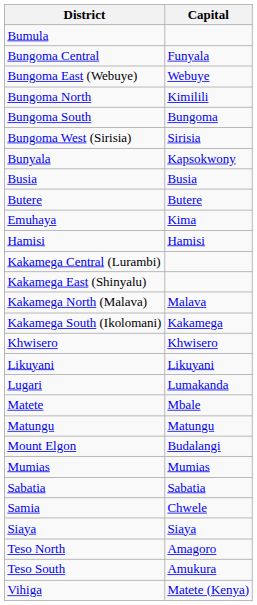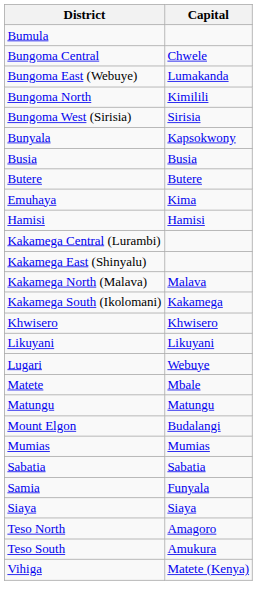(188, 55) Funyala -> (187, 55) Chwele
(188, 76) Webuye -> (198, 76) Lumakanda
- row: (49, 117)
(198, 384) Lumakanda -> (188, 364) Webuye
(187, 508) Chwele -> (188, 487) Funyala
